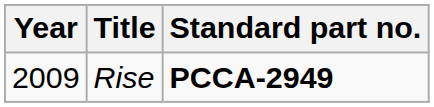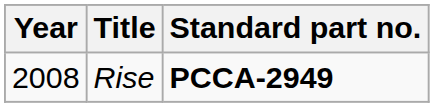(46, 76) 2009 -> (46, 76) 2008
